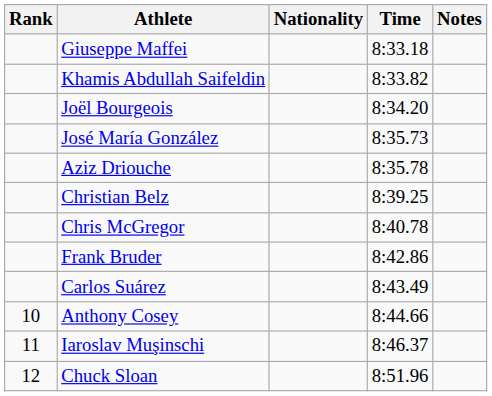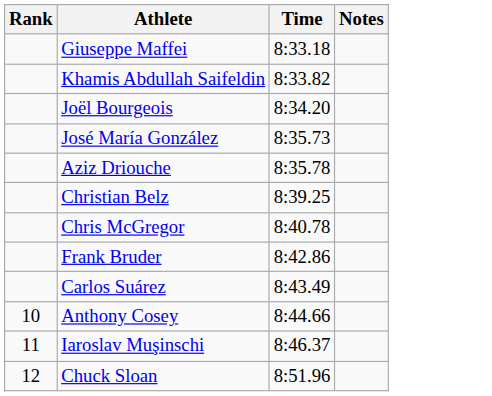- column: (318, 19)
